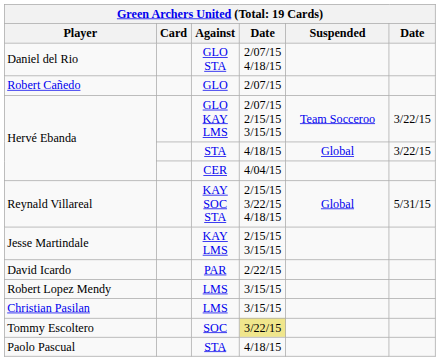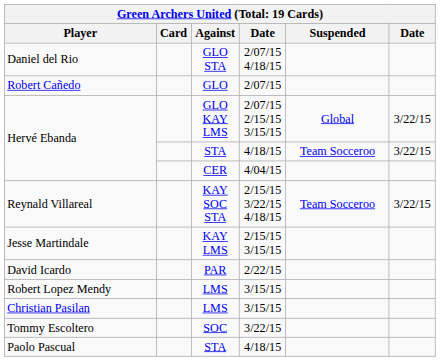(337, 118) Team Socceroo -> (337, 118) Global
(337, 151) Global -> (337, 151) Team Socceroo
(337, 203) Global -> (337, 203) Team Socceroo
(412, 203) 5/31/15 -> (412, 203) 3/22/15
(263, 327) khaki background -> (263, 327) no background
